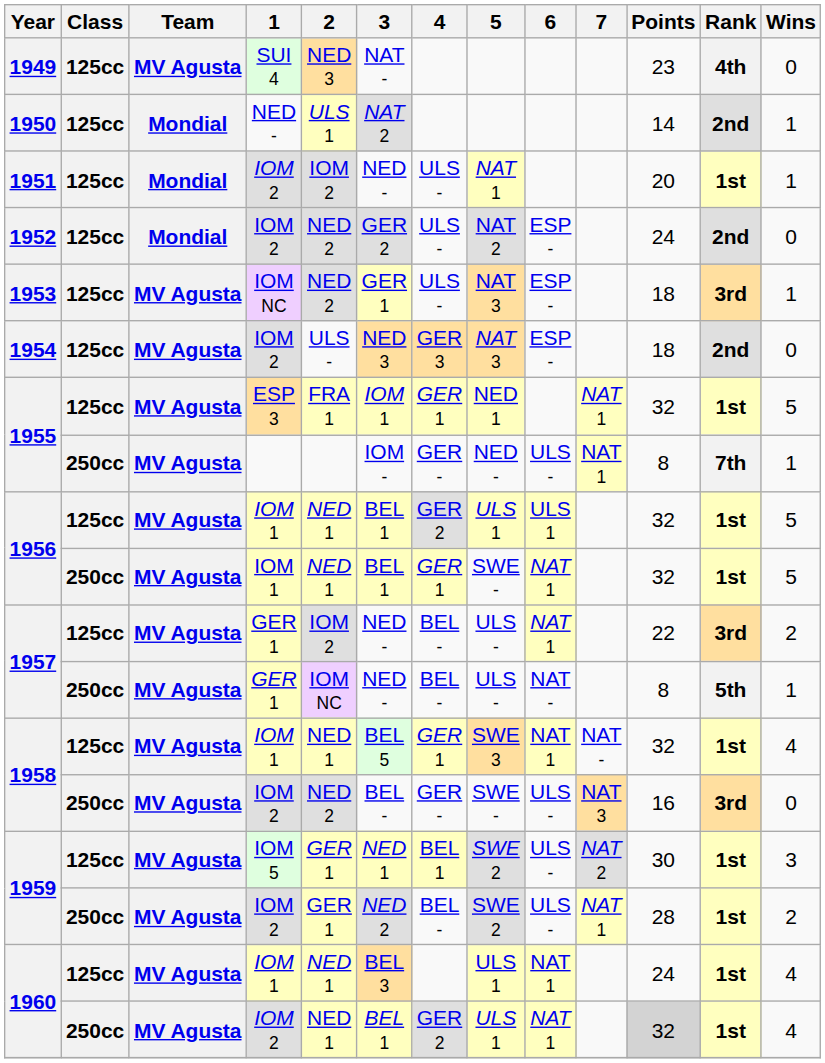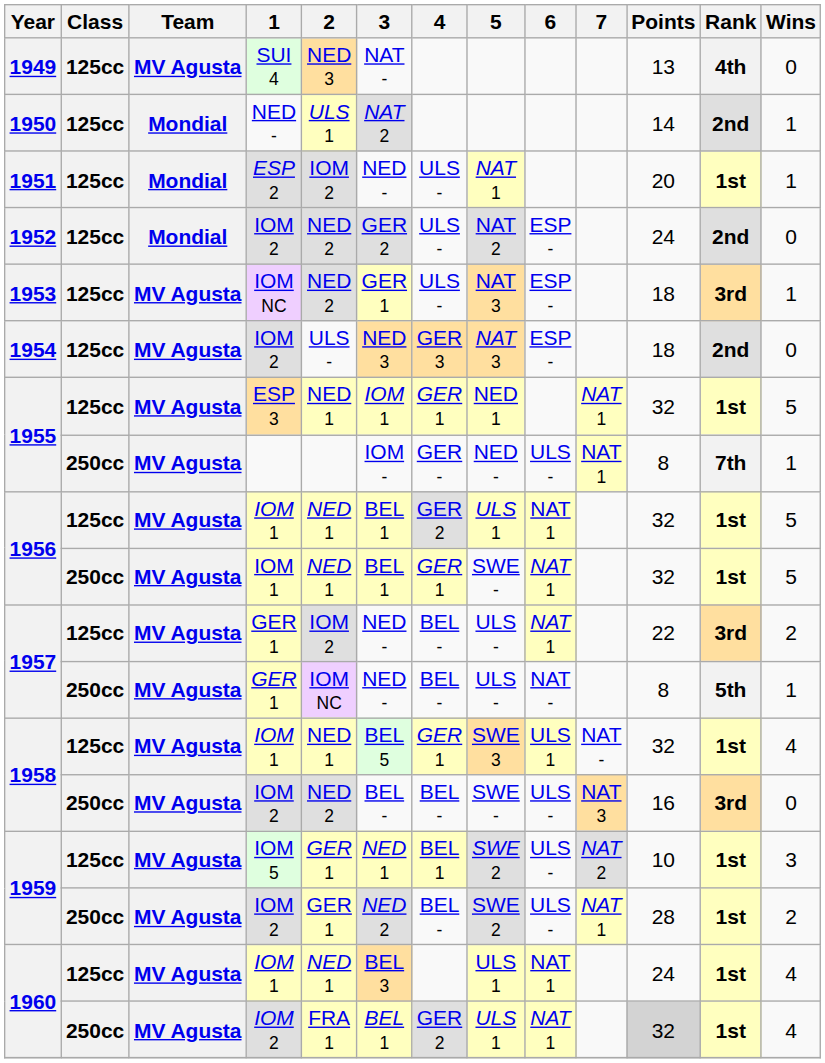(663, 66) 23 -> (663, 66) 13
(274, 180) IOM 2 -> (274, 180) ESP 2
(329, 406) FRA 1 -> (329, 406) NED 1
(550, 520) ULS 1 -> (550, 520) NAT 1
(550, 746) NAT 1 -> (550, 746) ULS 1
(440, 803) GER - -> (439, 803) BEL -
(663, 860) 30 -> (663, 860) 10
(329, 1030) NED 1 -> (329, 1030) FRA 1
